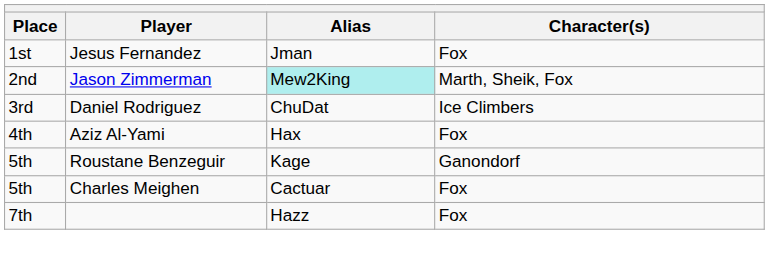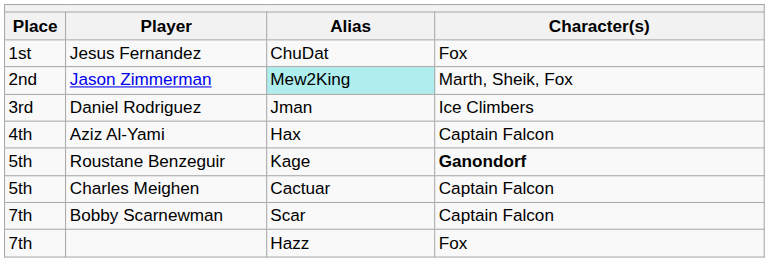(291, 53) Jman -> (299, 53) ChuDat
(299, 107) ChuDat -> (291, 107) Jman
(453, 134) Fox -> (496, 134) Captain Falcon
(479, 161) normal -> (482, 161) bold
(453, 188) Fox -> (496, 188) Captain Falcon
+ row: (146, 216)
